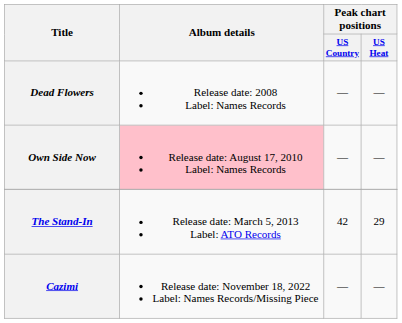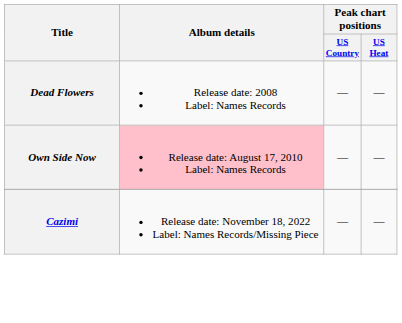- row: (62, 221)
